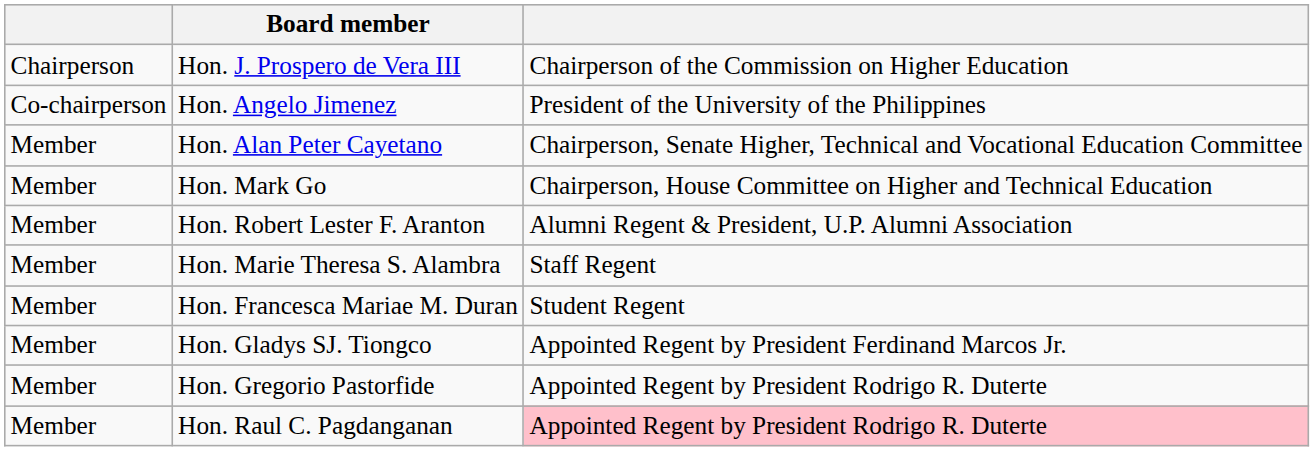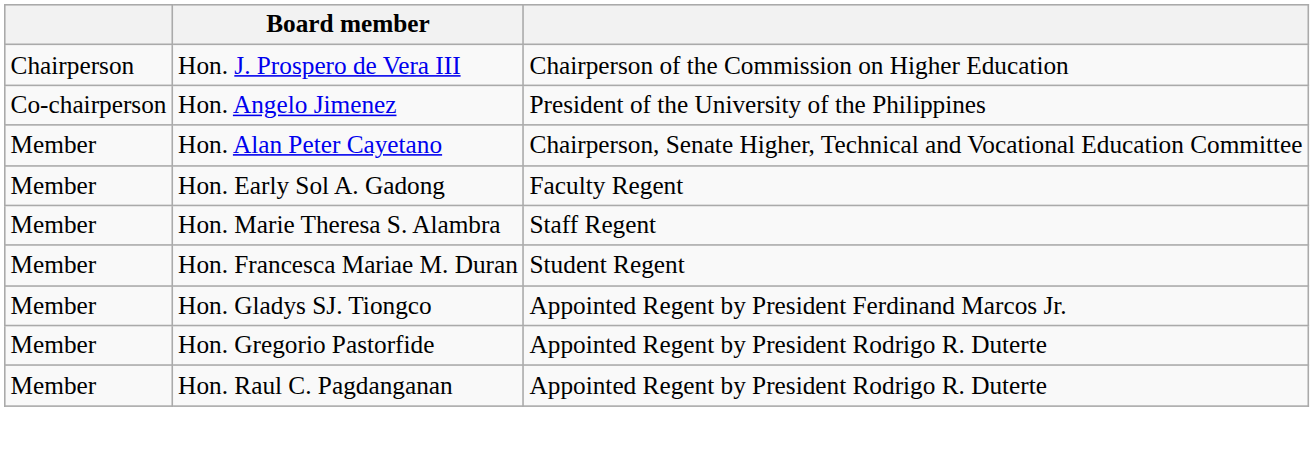- row: (252, 184)
- row: (332, 225)
+ row: (312, 184)
(788, 425) pink background -> (788, 385) no background
